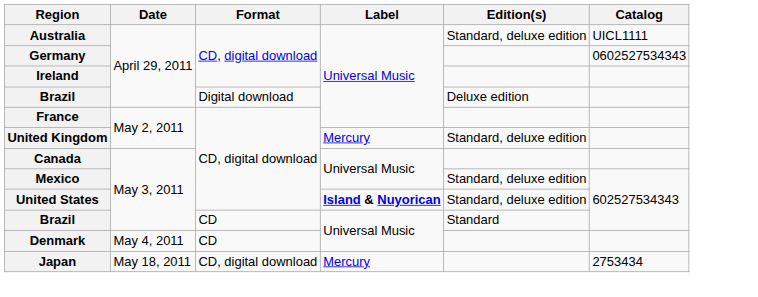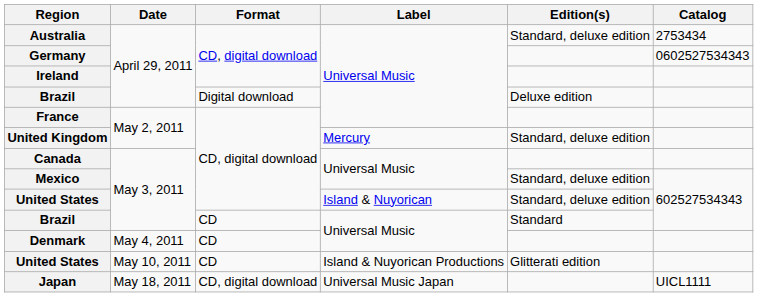(620, 35) UICL1111 -> (681, 35) 2753434
(382, 199) bold -> (378, 199) normal
+ row: (57, 261)
(347, 261) Mercury -> (388, 281) Universal Music Japan
(618, 261) 2753434 -> (684, 281) UICL1111
